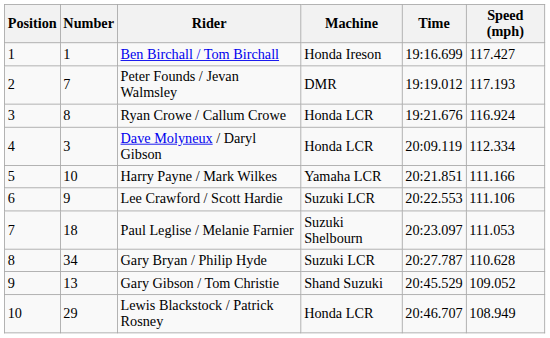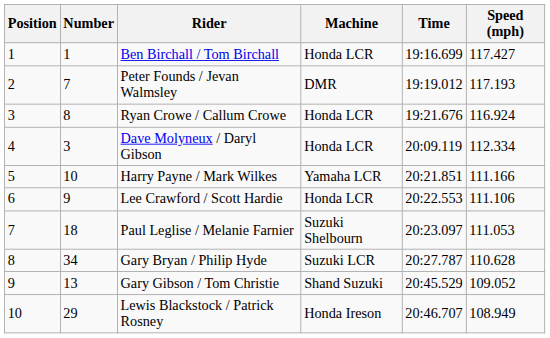(343, 54) Honda Ireson -> (339, 54) Honda LCR
(340, 199) Suzuki LCR -> (339, 199) Honda LCR
(339, 313) Honda LCR -> (343, 313) Honda Ireson
